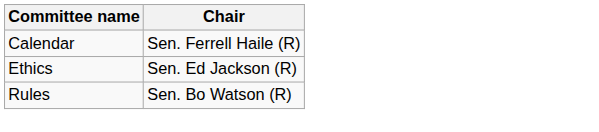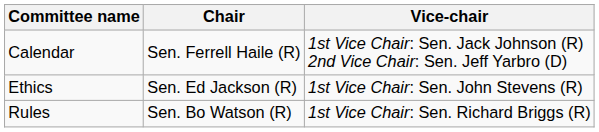+ column: (449, 17)
